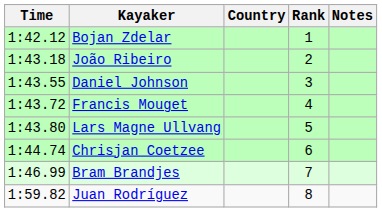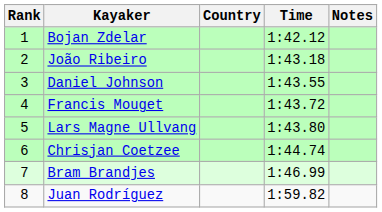columns swapped: (309, 16) <-> (37, 16)
